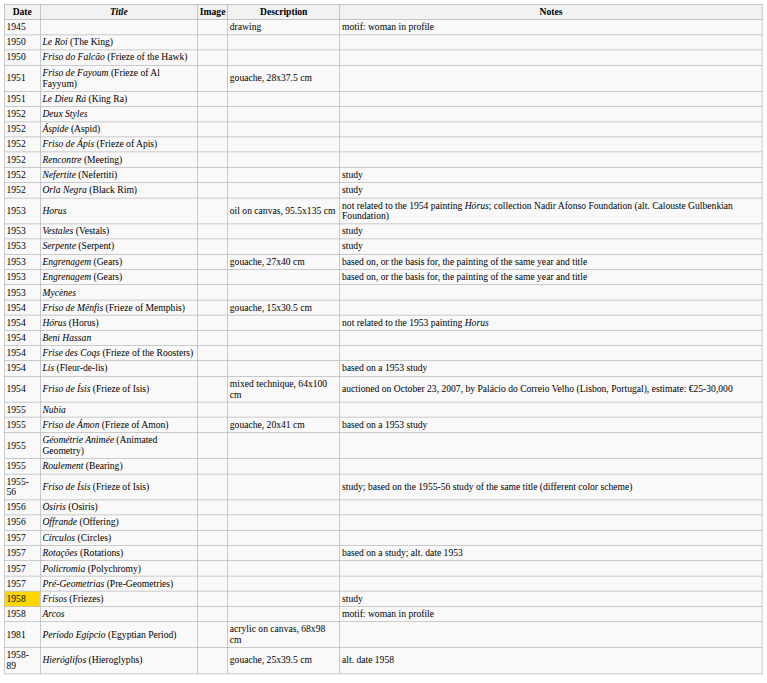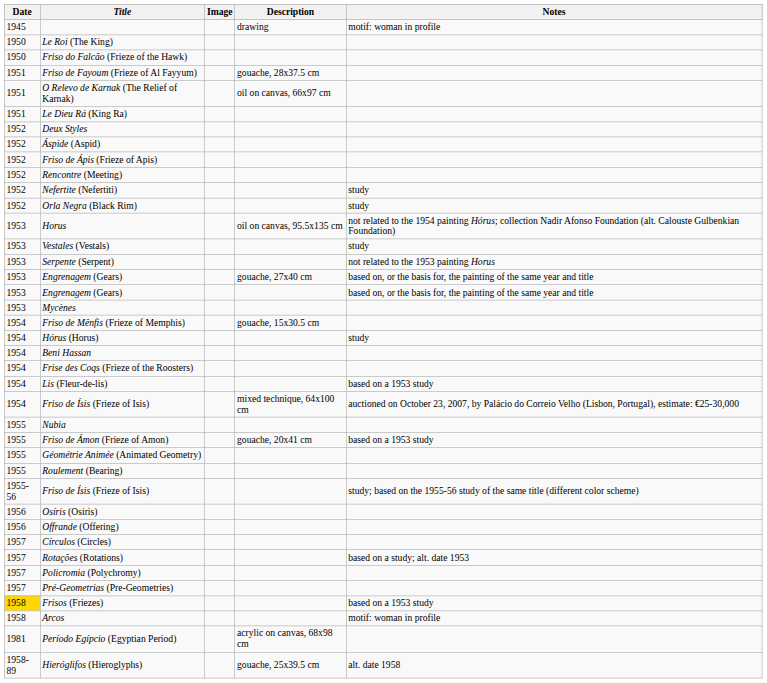+ row: (110, 93)
(352, 246) study -> (422, 262) not related to the 1953 painting Horus
(415, 322) not related to the 1953 painting Horus -> (359, 338) study
(352, 598) study -> (391, 603) based on a 1953 study
